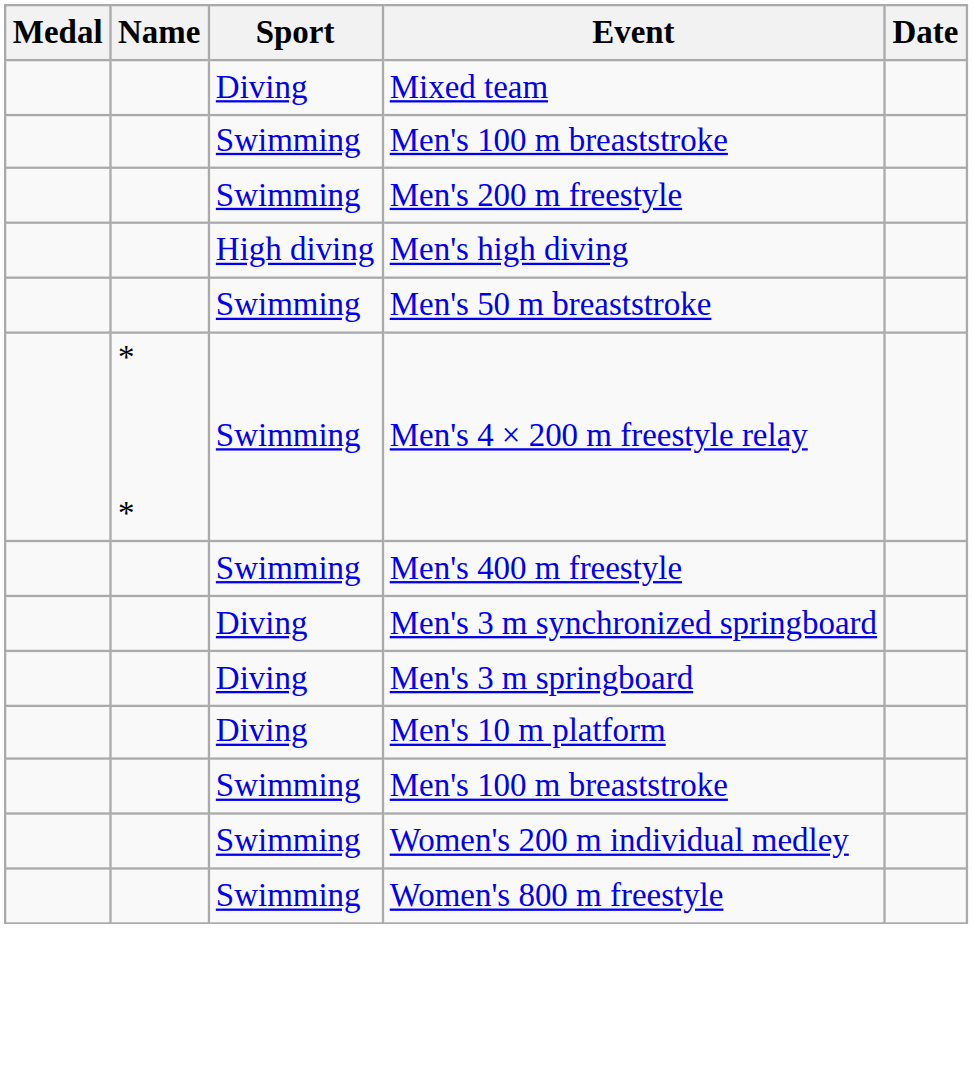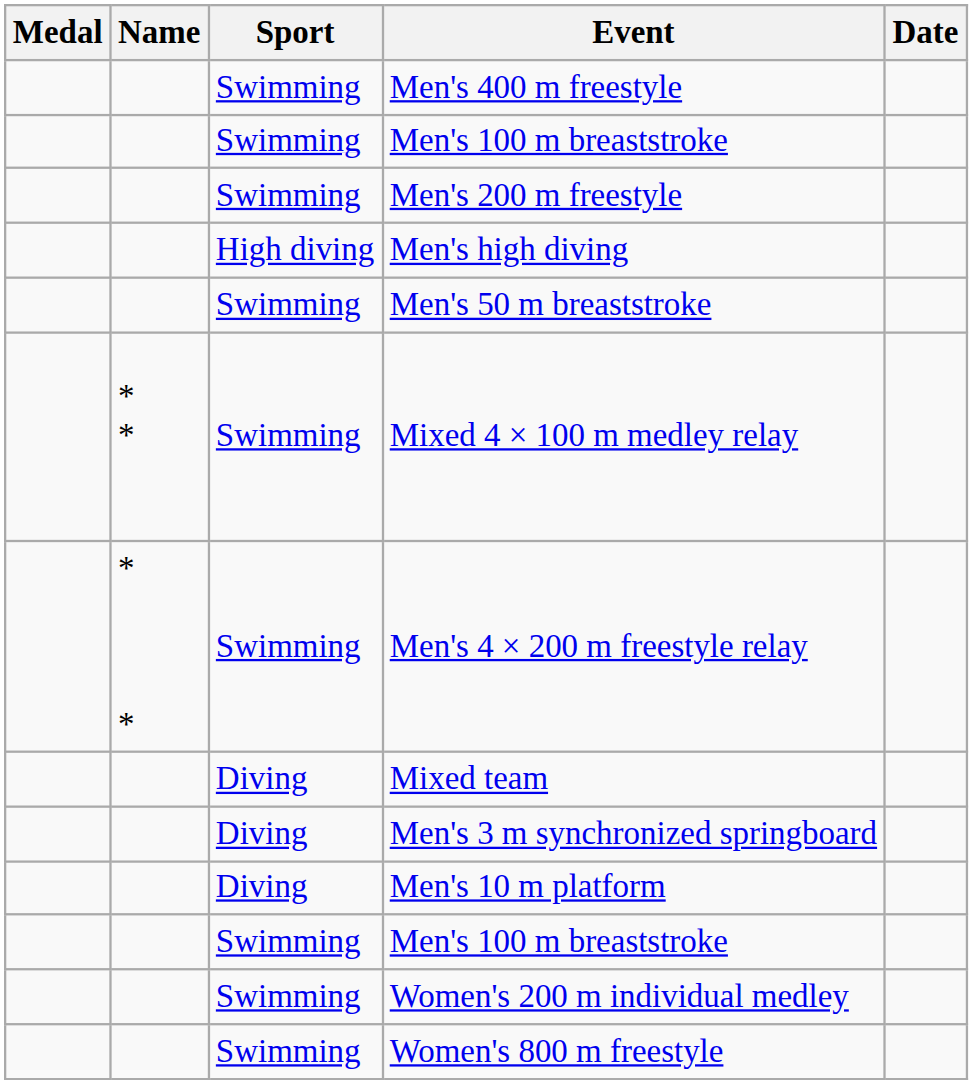rows swapped: (262, 86) <-> (288, 568)
+ row: (288, 436)
- row: (262, 677)
